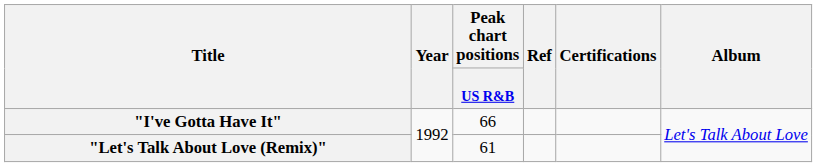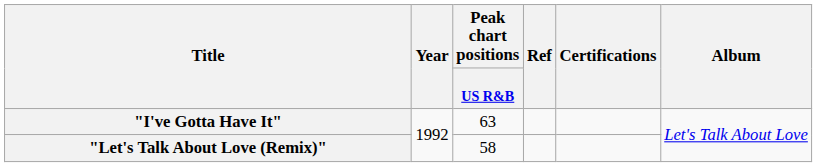(488, 121) 66 -> (488, 121) 63
(488, 147) 61 -> (488, 147) 58
